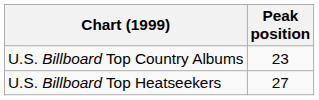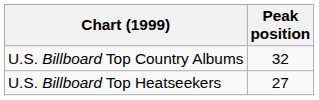(280, 58) 23 -> (280, 58) 32
